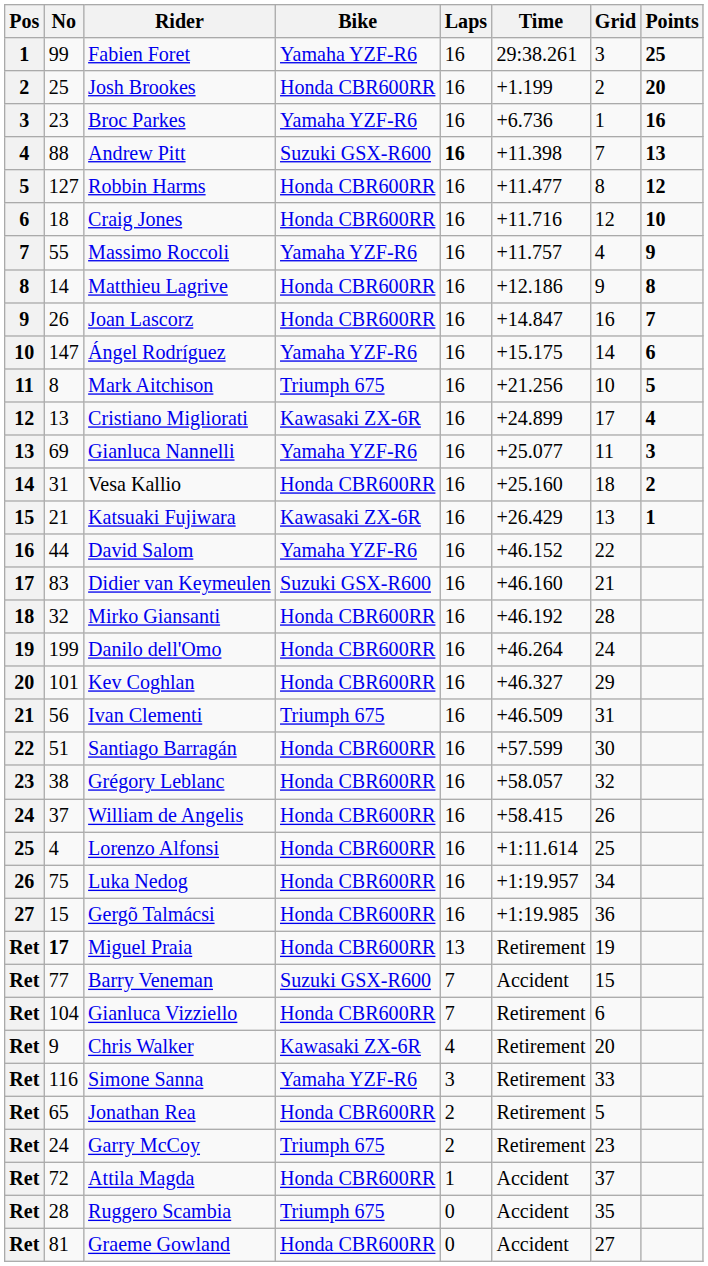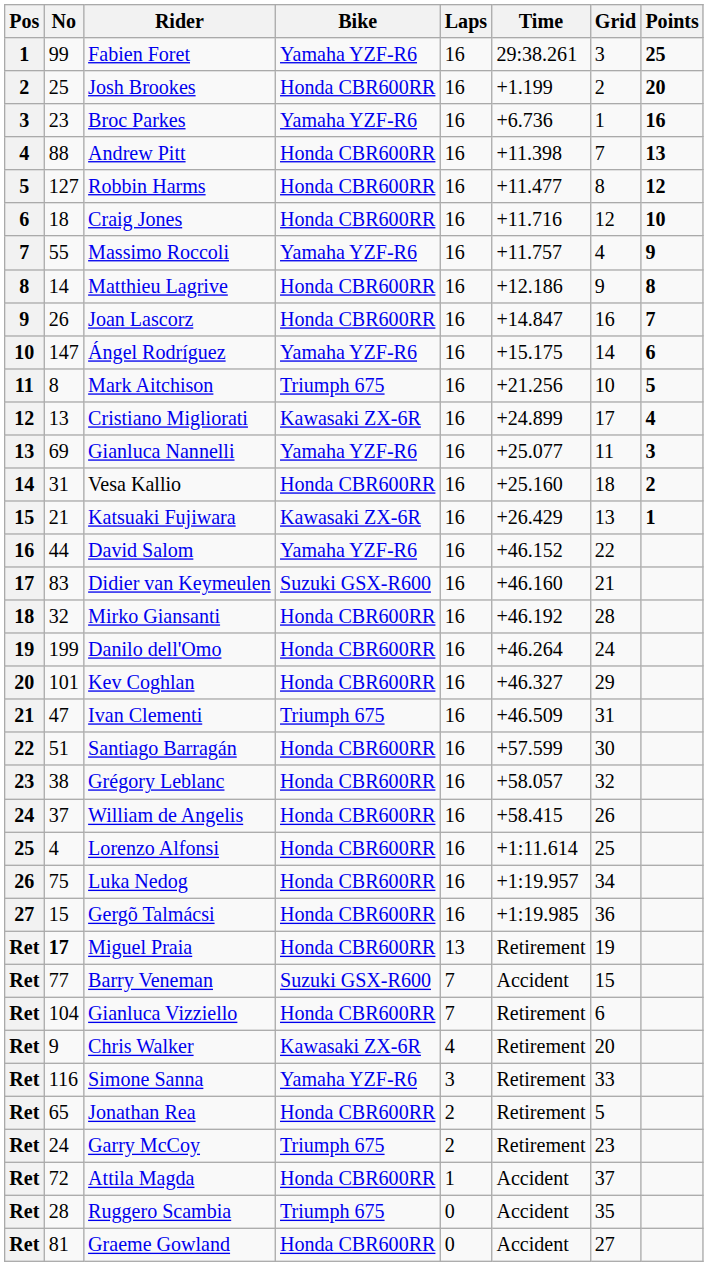(355, 153) Suzuki GSX-R600 -> (358, 153) Honda CBR600RR
(455, 153) bold -> (455, 153) normal
(59, 715) 56 -> (59, 715) 47
